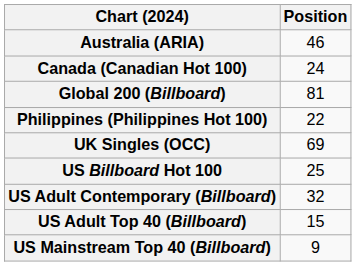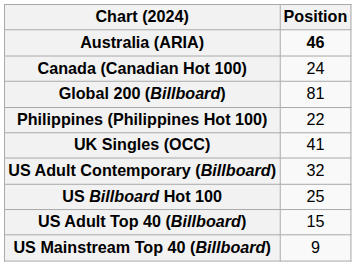(315, 42) normal -> (315, 42) bold
(315, 145) 69 -> (315, 145) 41
rows swapped: (142, 171) <-> (142, 196)
